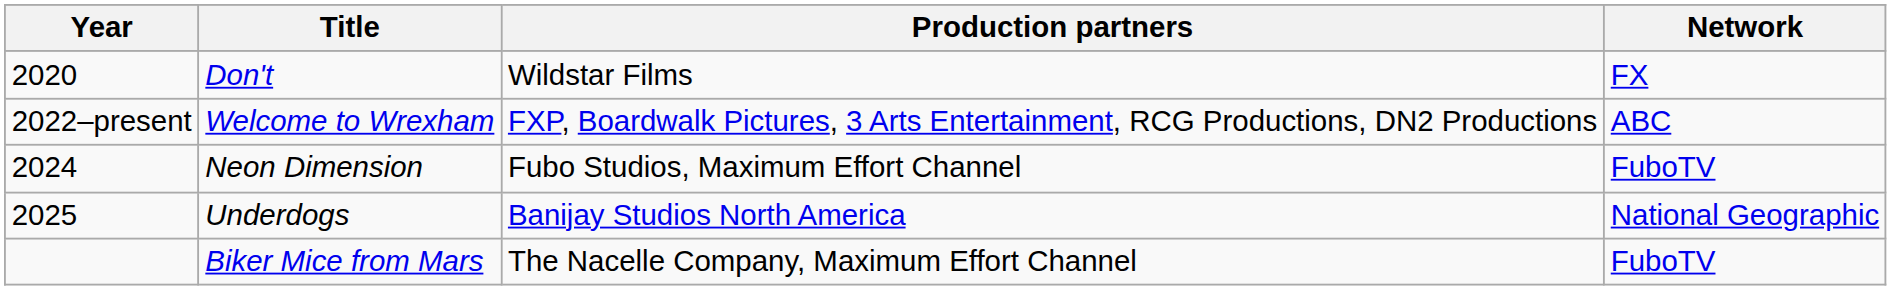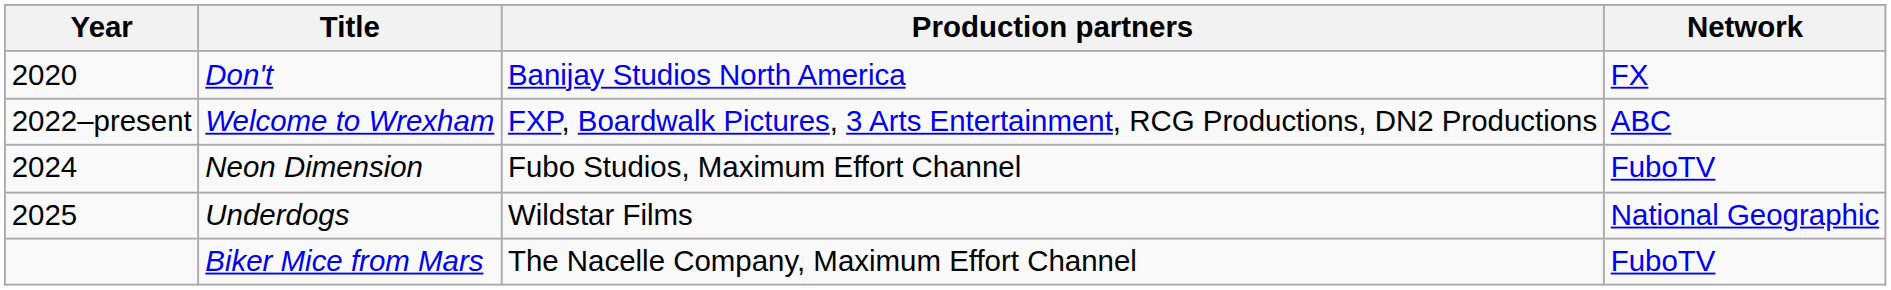(600, 74) Wildstar Films -> (707, 74) Banijay Studios North America
(707, 214) Banijay Studios North America -> (600, 214) Wildstar Films
